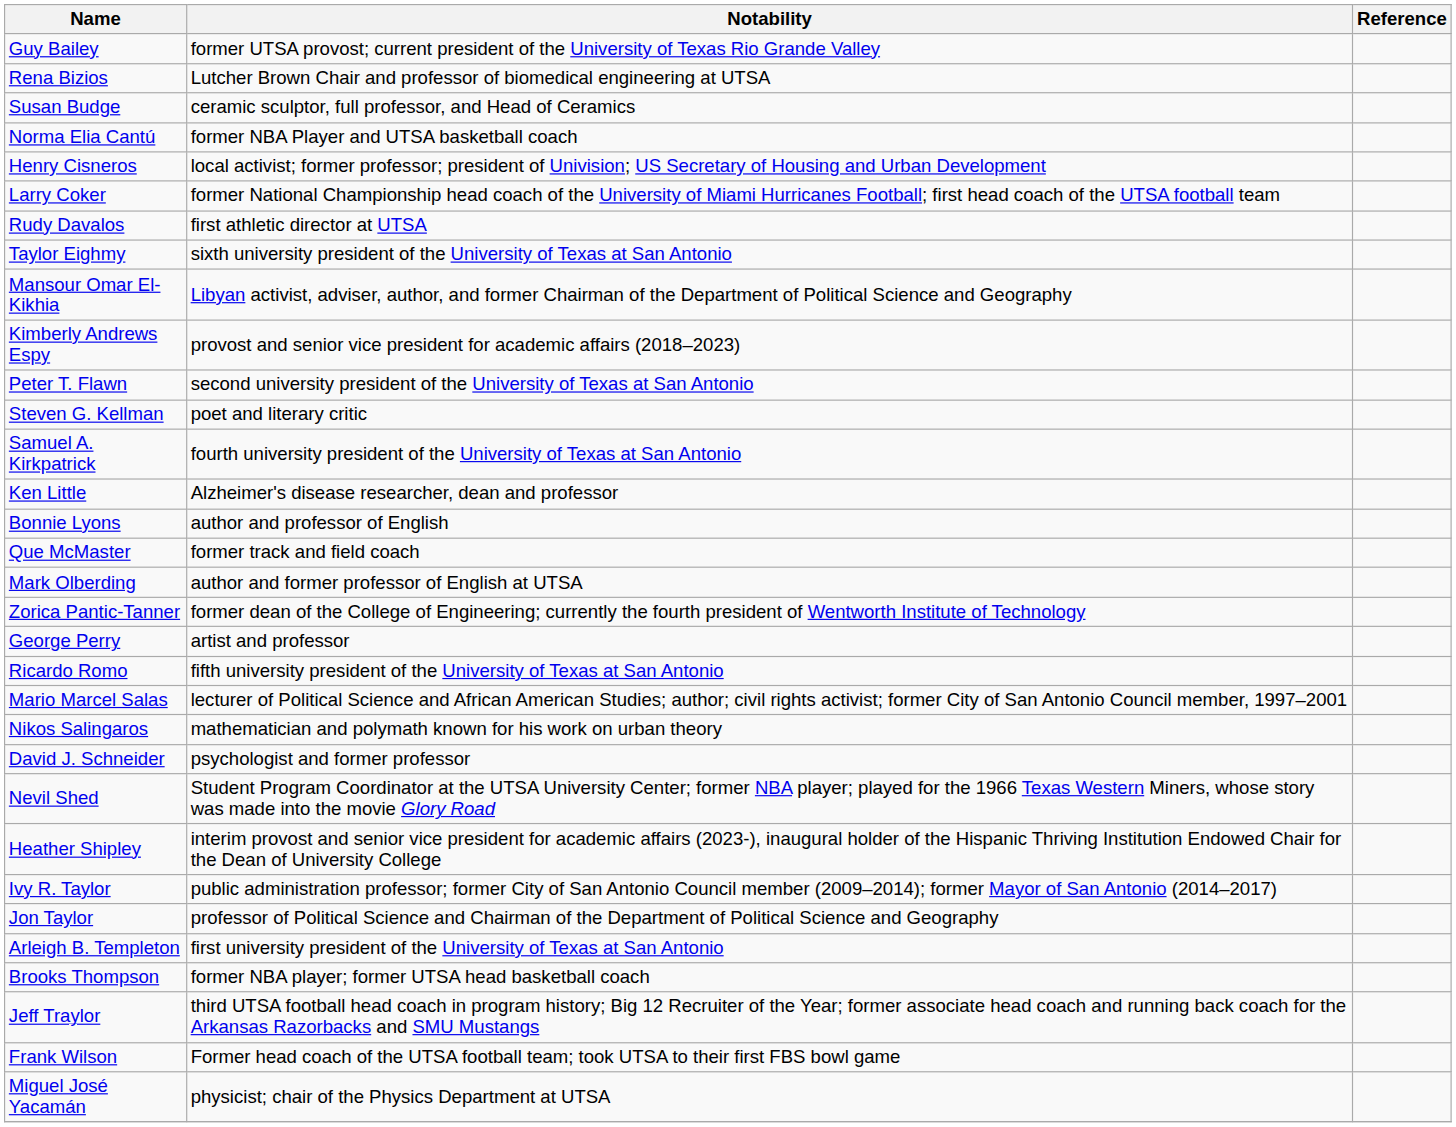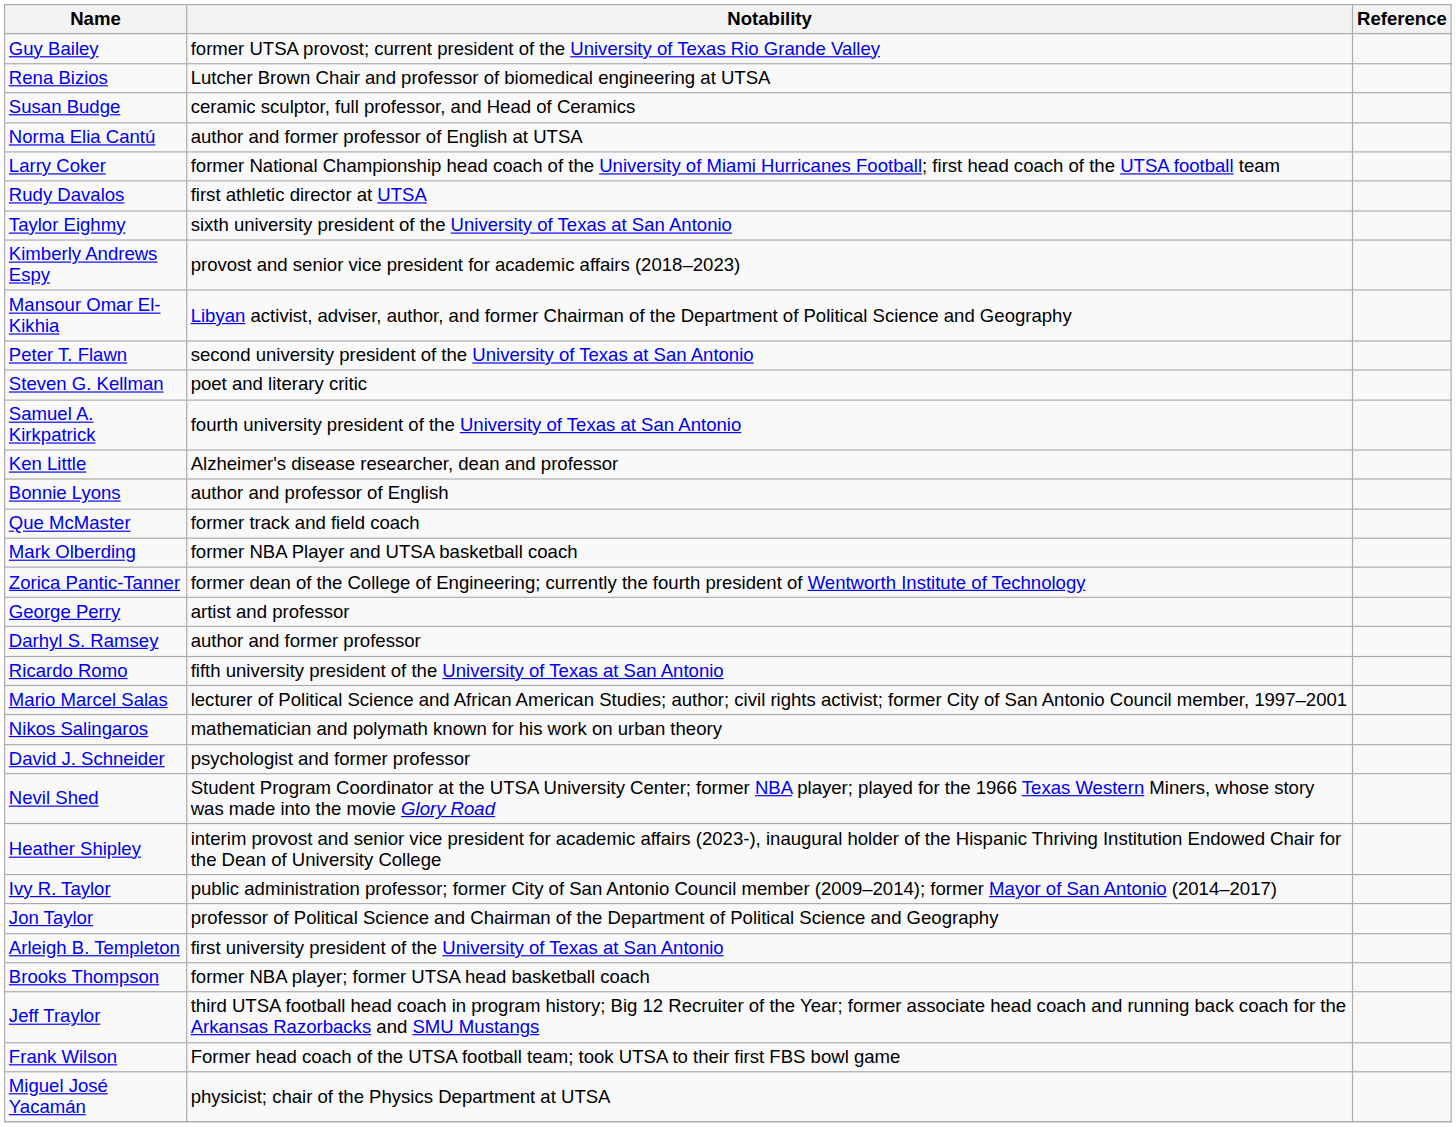(384, 136) former NBA Player and UTSA basketball coach -> (387, 136) author and former professor of English at UTSA
- row: (73, 166)
rows swapped: (85, 294) <-> (83, 344)
(387, 582) author and former professor of English at UTSA -> (384, 552) former NBA Player and UTSA basketball coach
+ row: (84, 641)
